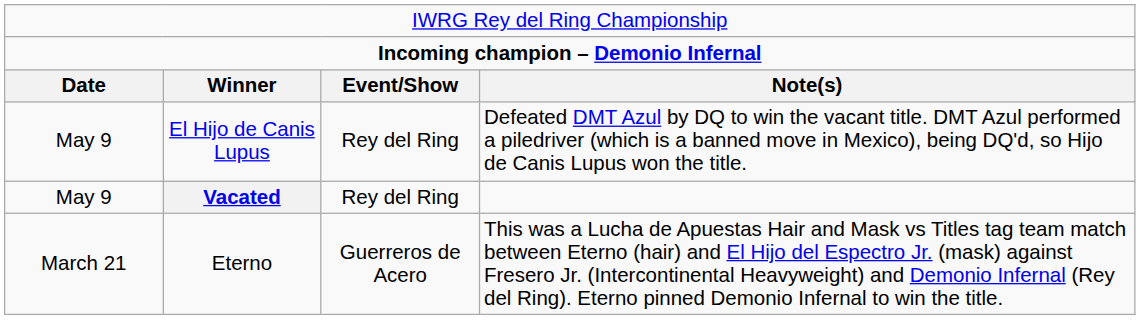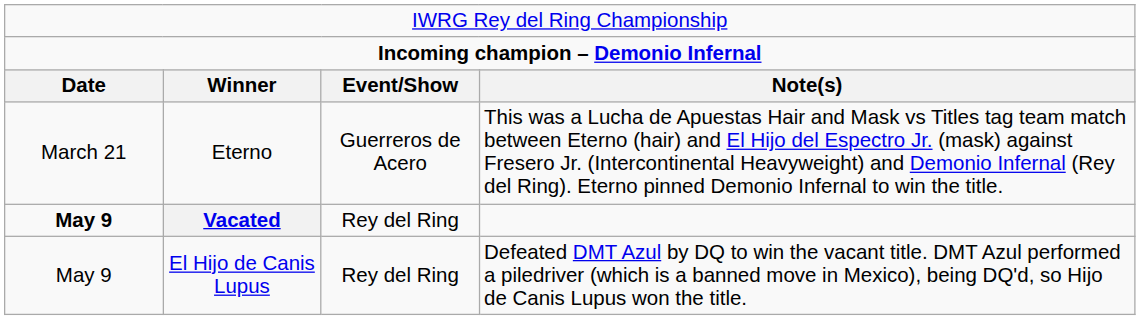rows swapped: (242, 263) <-> (242, 141)
(84, 196) normal -> (84, 219) bold
